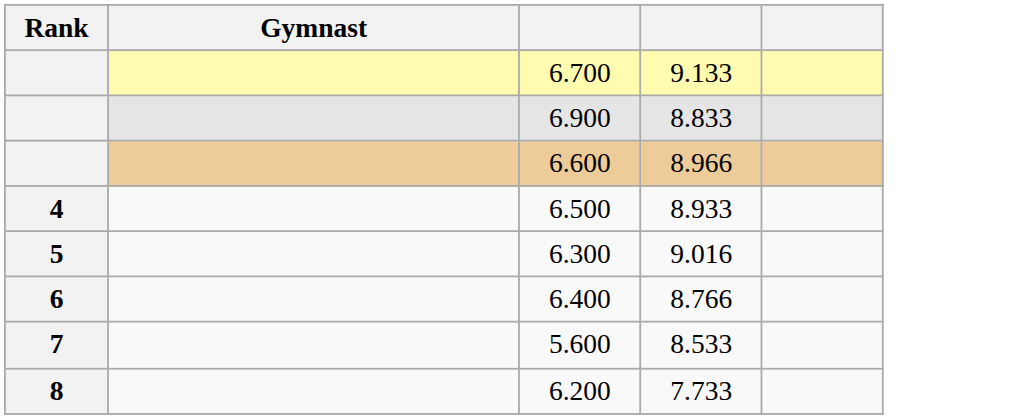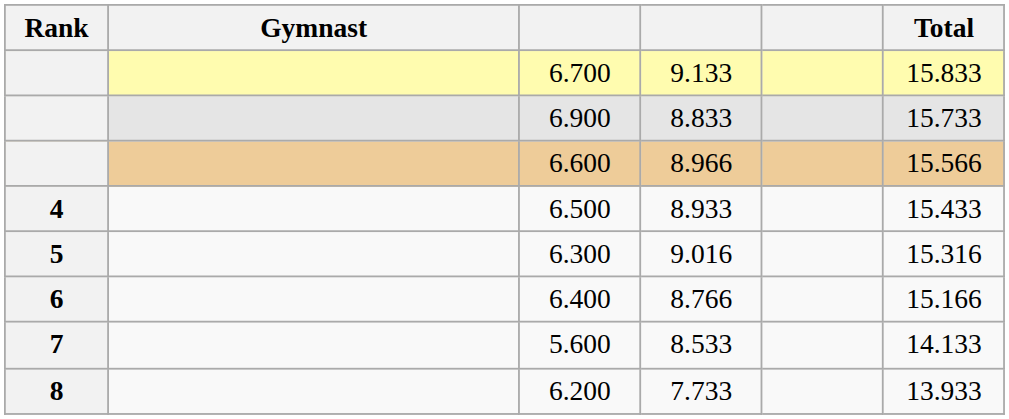+ column: (944, 27)
